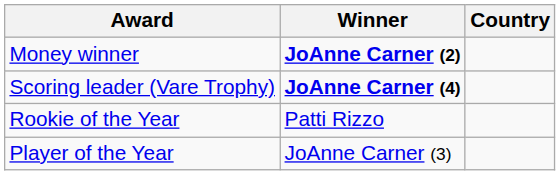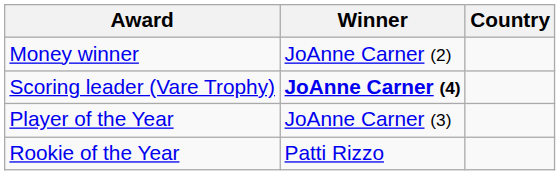(373, 53) bold -> (368, 53) normal
rows swapped: (92, 152) <-> (94, 119)
